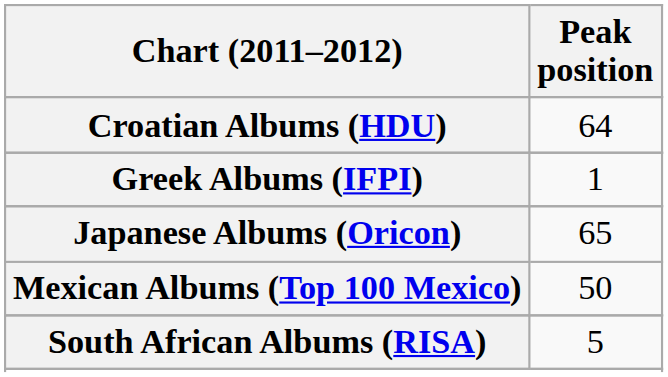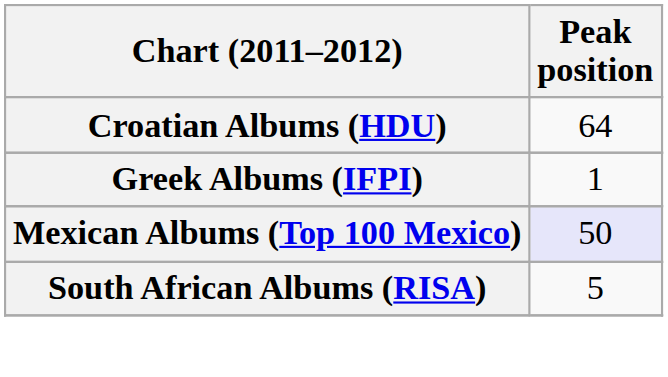- row: (267, 233)
(595, 287) no background -> (595, 233) lavender background
